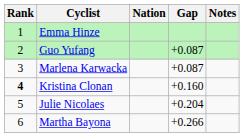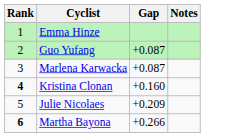- column: (149, 13)
(187, 104) +0.204 -> (149, 104) +0.209
(20, 123) normal -> (20, 123) bold
